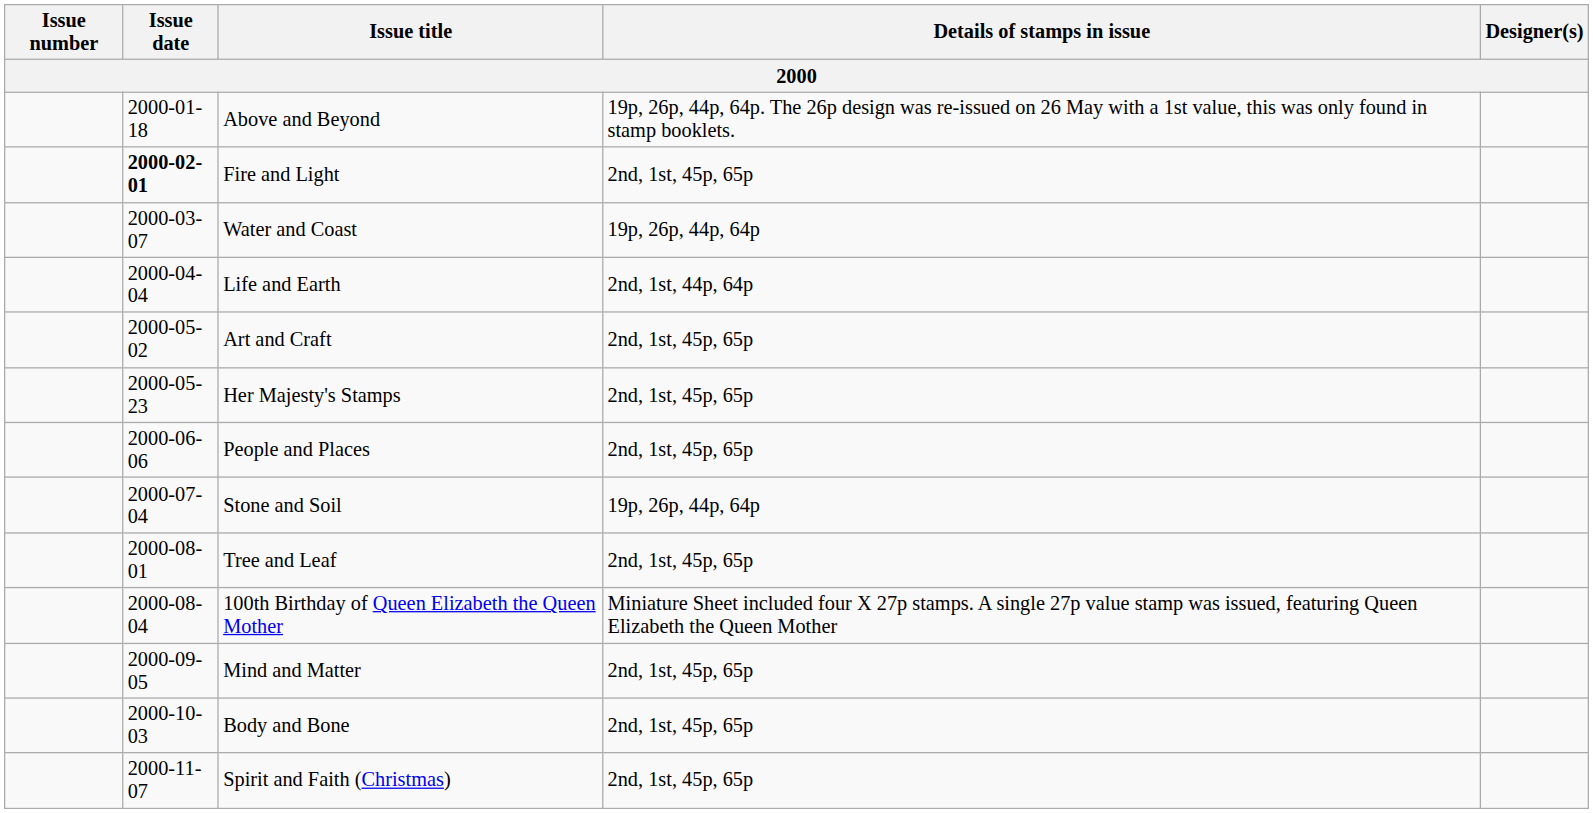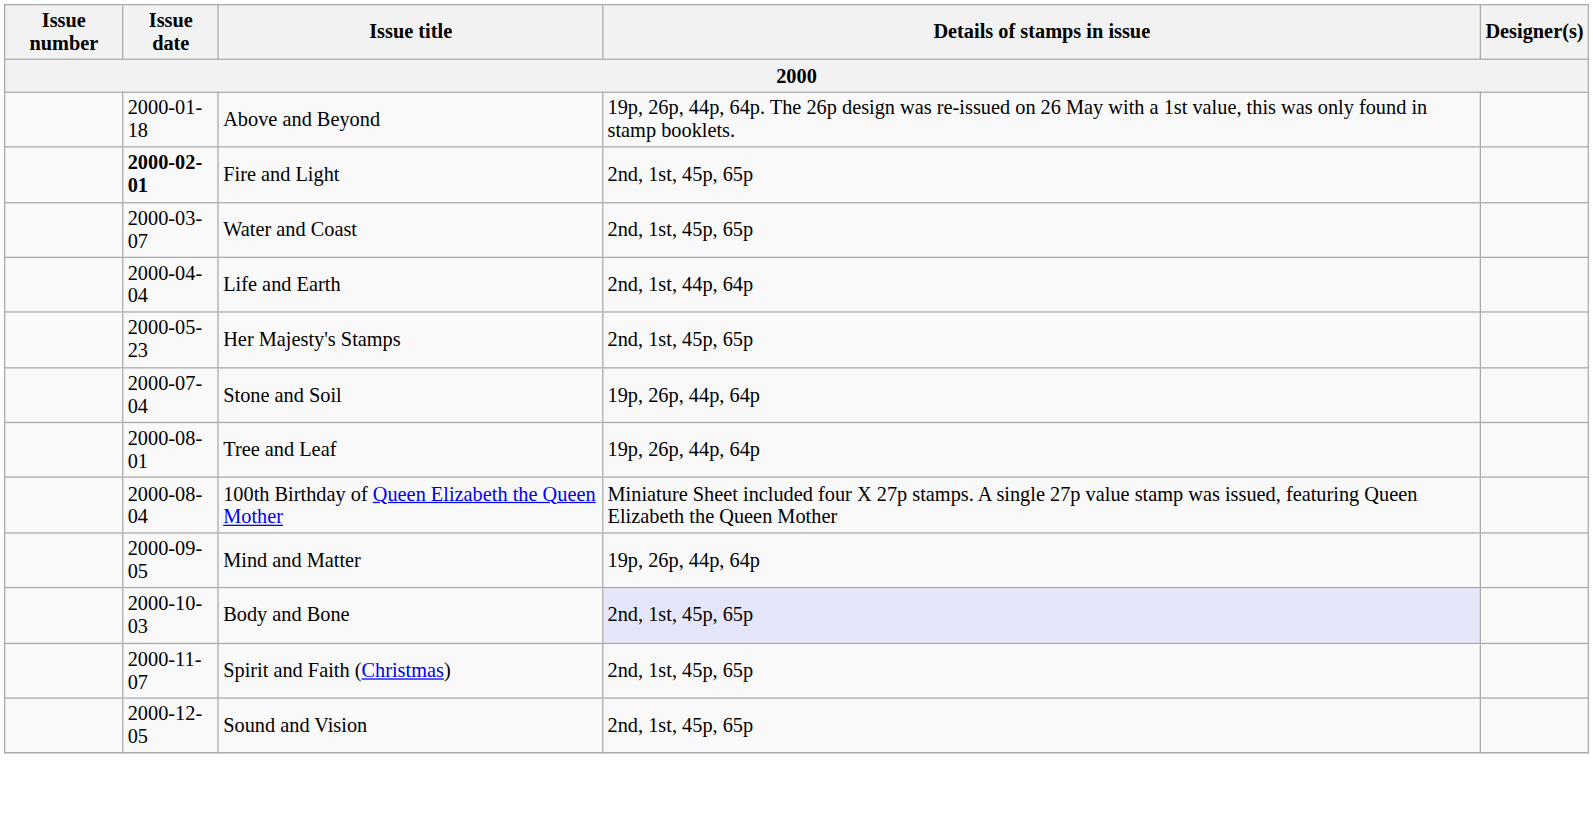(684, 229) 19p, 26p, 44p, 64p -> (680, 229) 2nd, 1st, 45p, 65p
- row: (277, 339)
- row: (297, 449)
(680, 560) 2nd, 1st, 45p, 65p -> (684, 449) 19p, 26p, 44p, 64p
(680, 670) 2nd, 1st, 45p, 65p -> (684, 560) 19p, 26p, 44p, 64p
(680, 725) no background -> (680, 615) lavender background
+ row: (295, 725)
